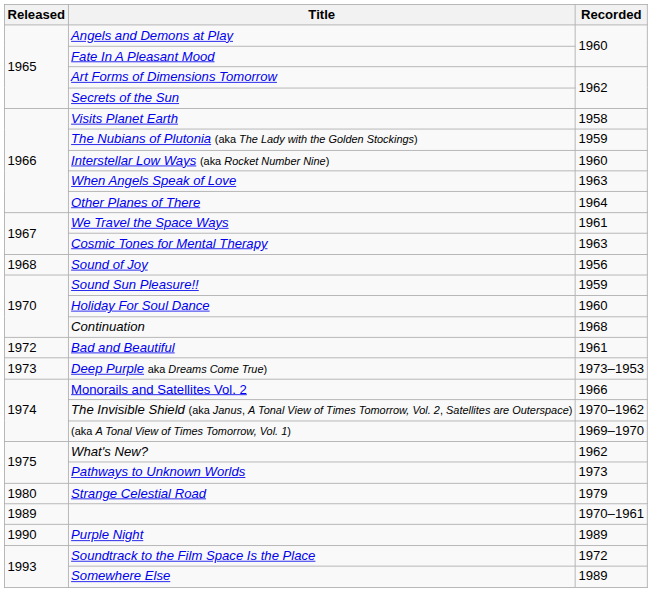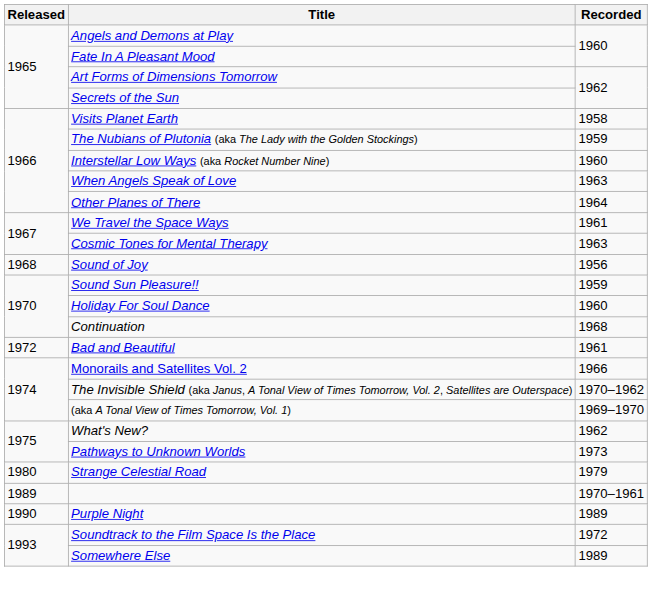- row: (169, 368)
